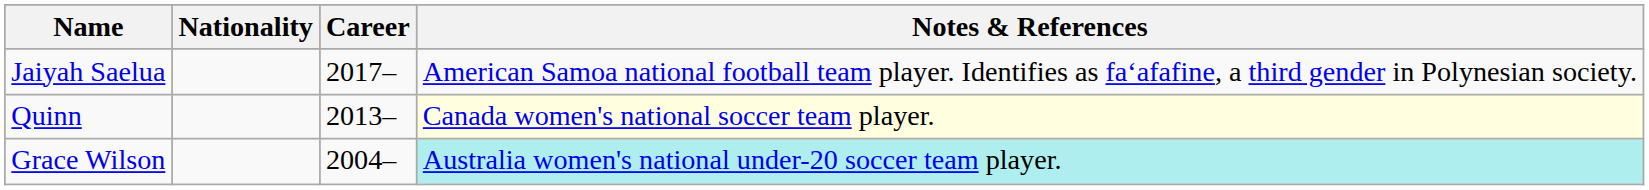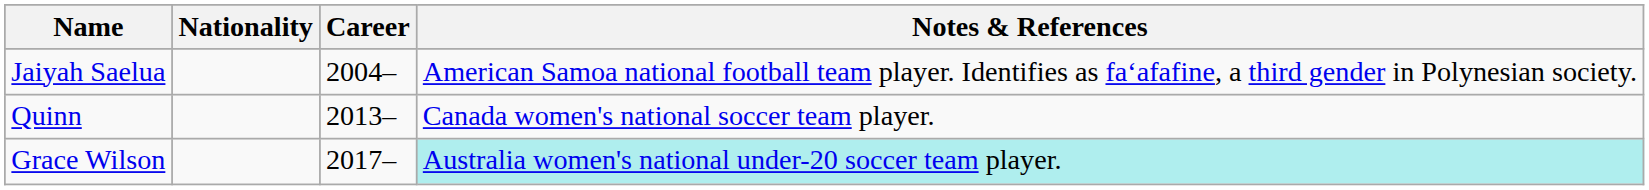(361, 71) 2017– -> (361, 71) 2004–
(679, 116) lightyellow background -> (679, 116) no background
(361, 160) 2004– -> (361, 160) 2017–
